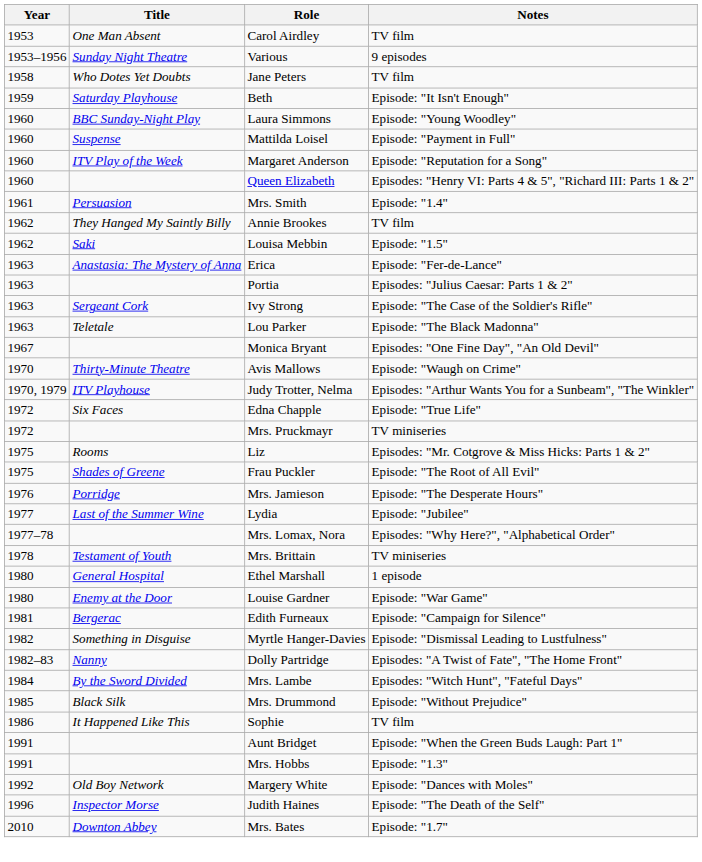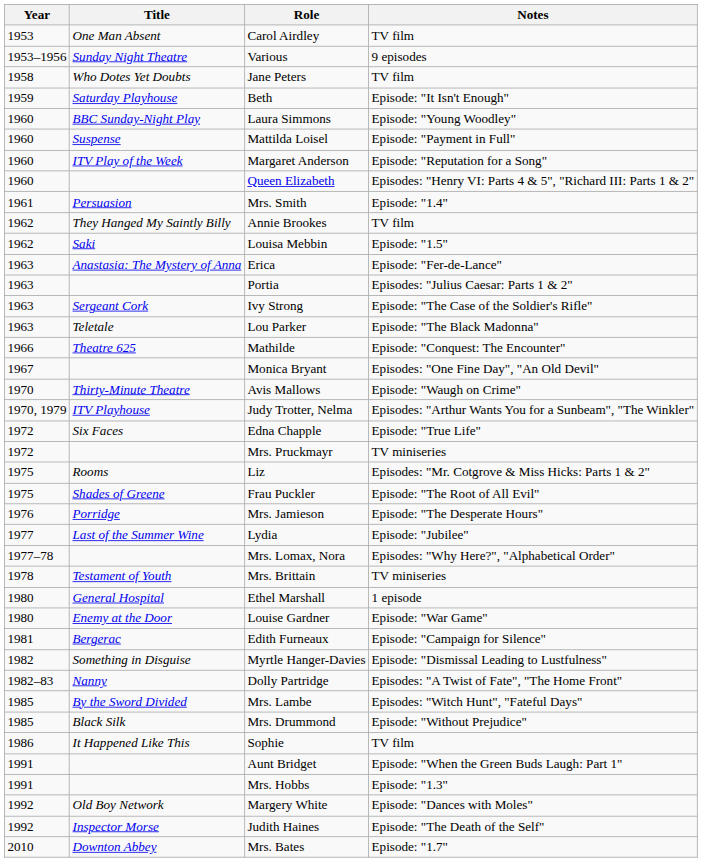+ row: (271, 347)
(21, 680) 1984 -> (21, 701) 1985
(21, 805) 1996 -> (21, 826) 1992
